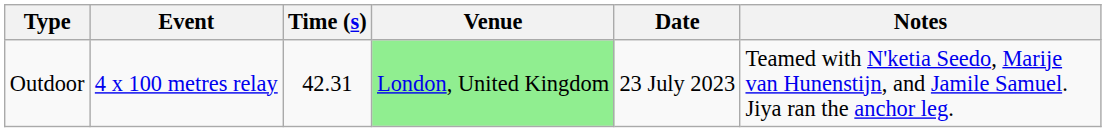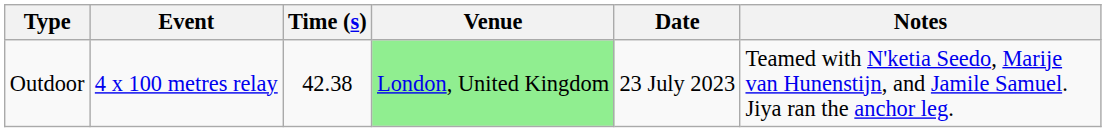(327, 82) 42.31 -> (327, 82) 42.38
